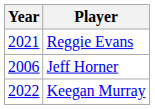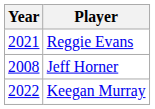(24, 66) 2006 -> (24, 66) 2008
